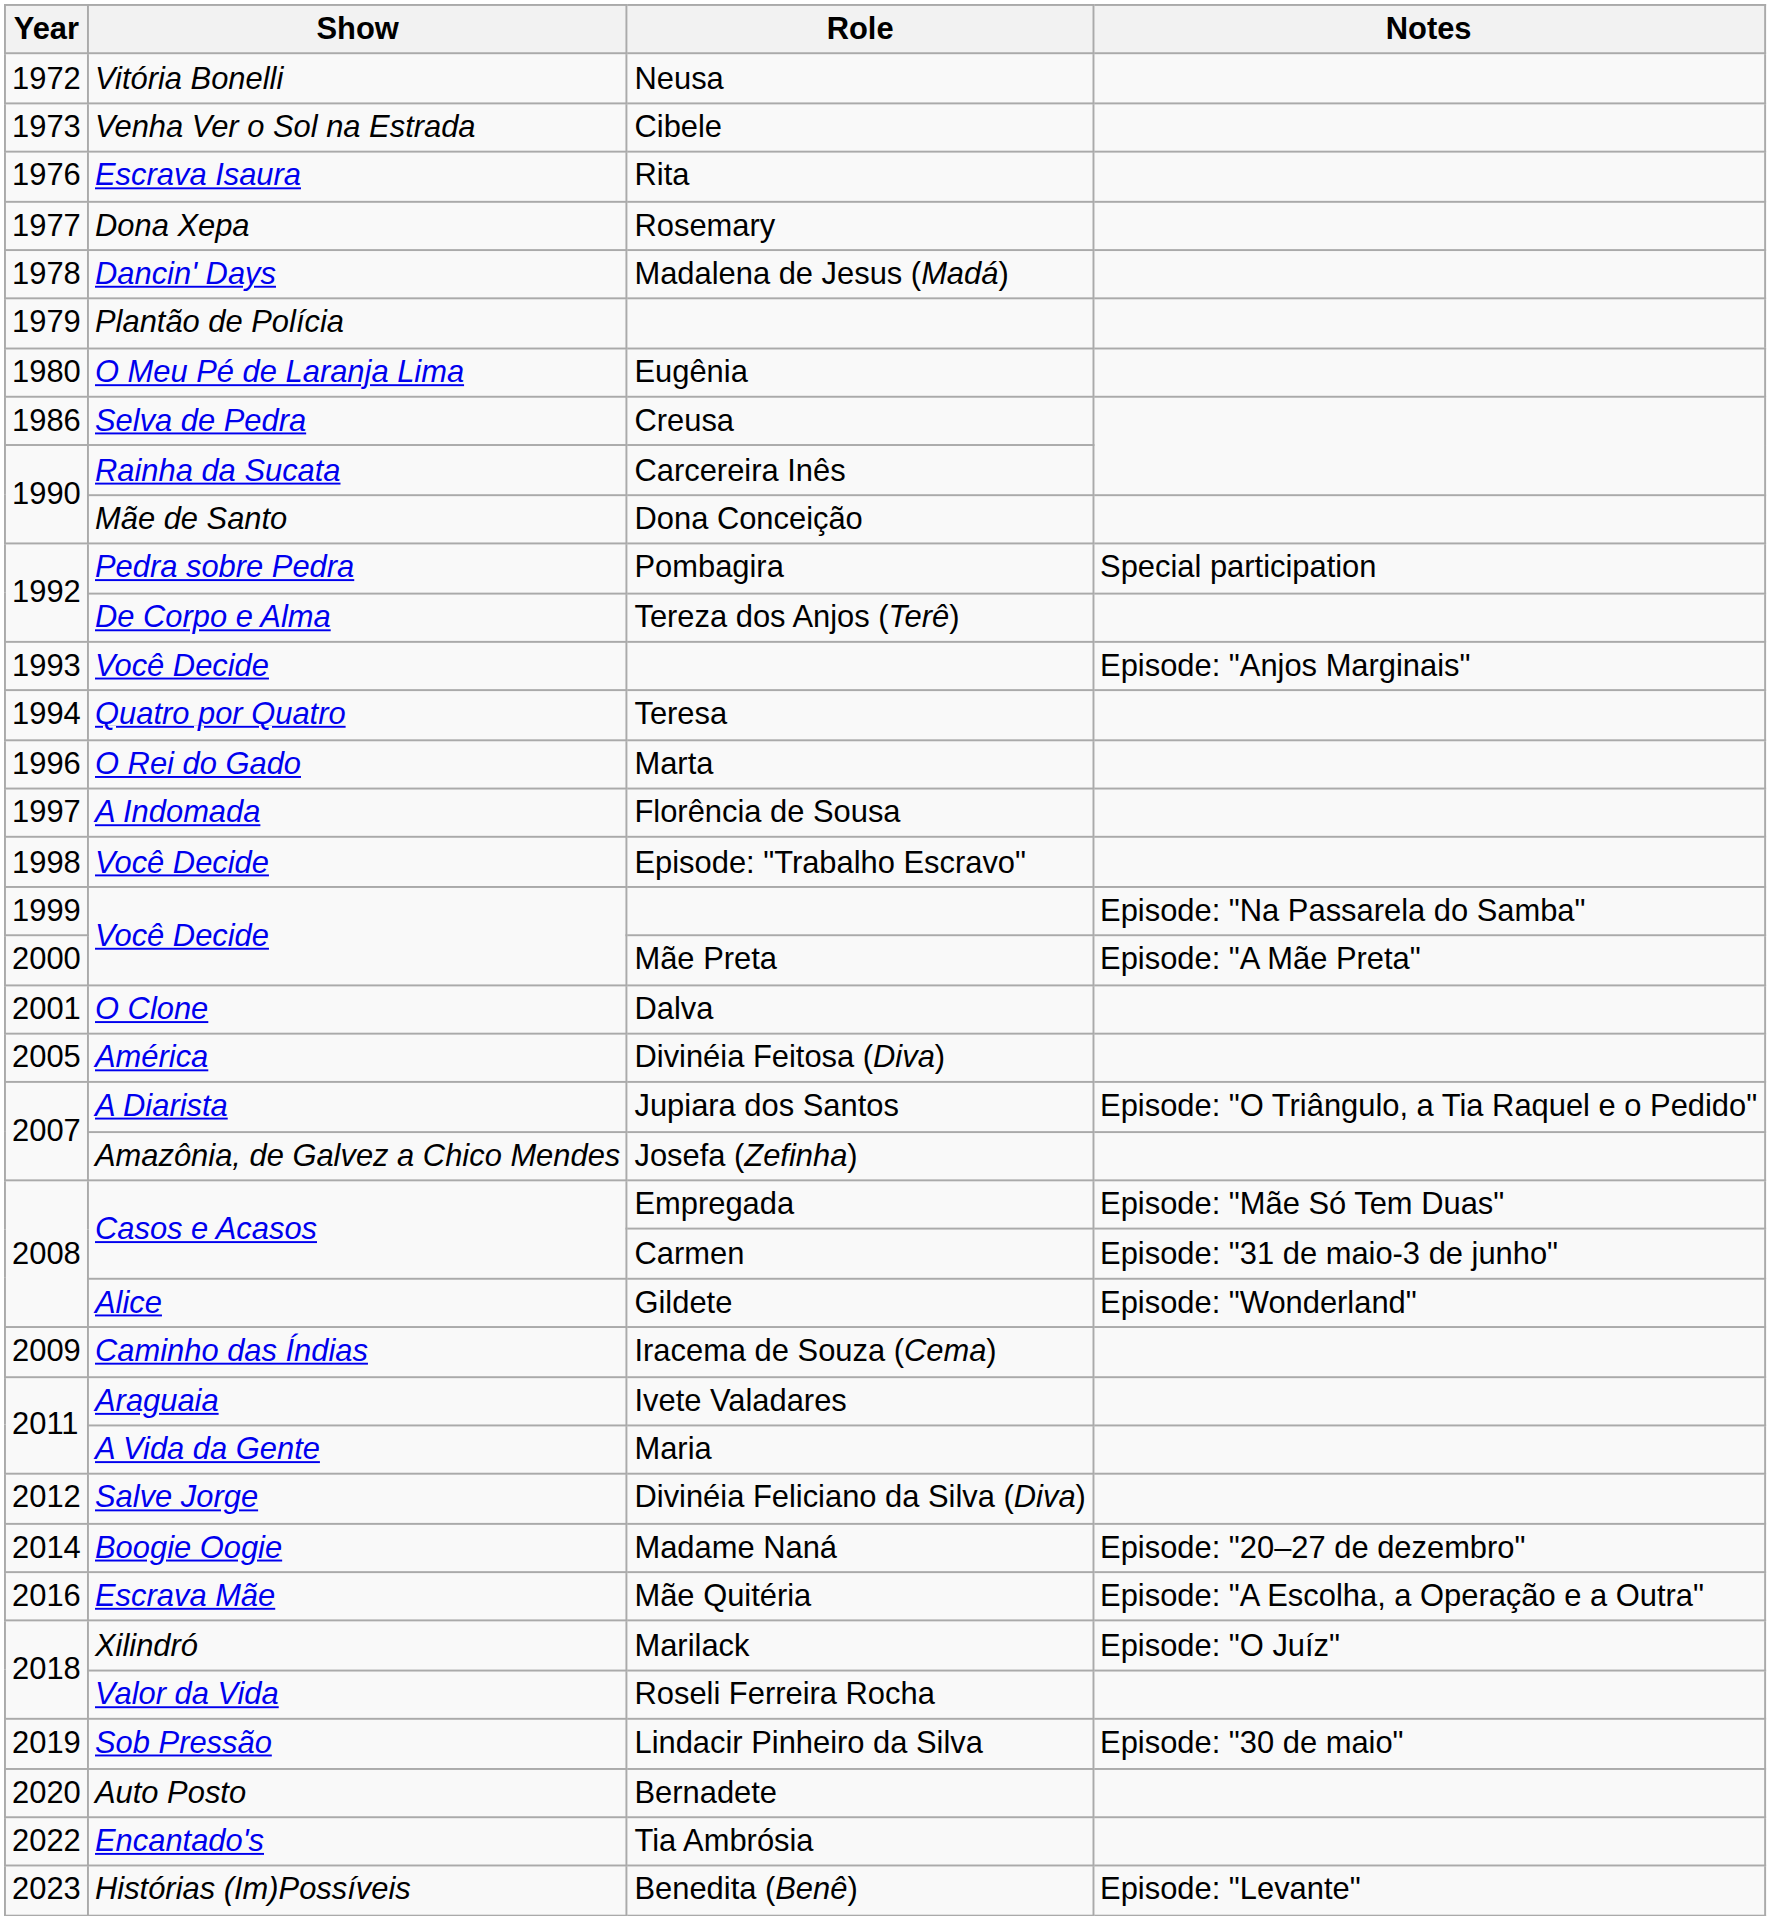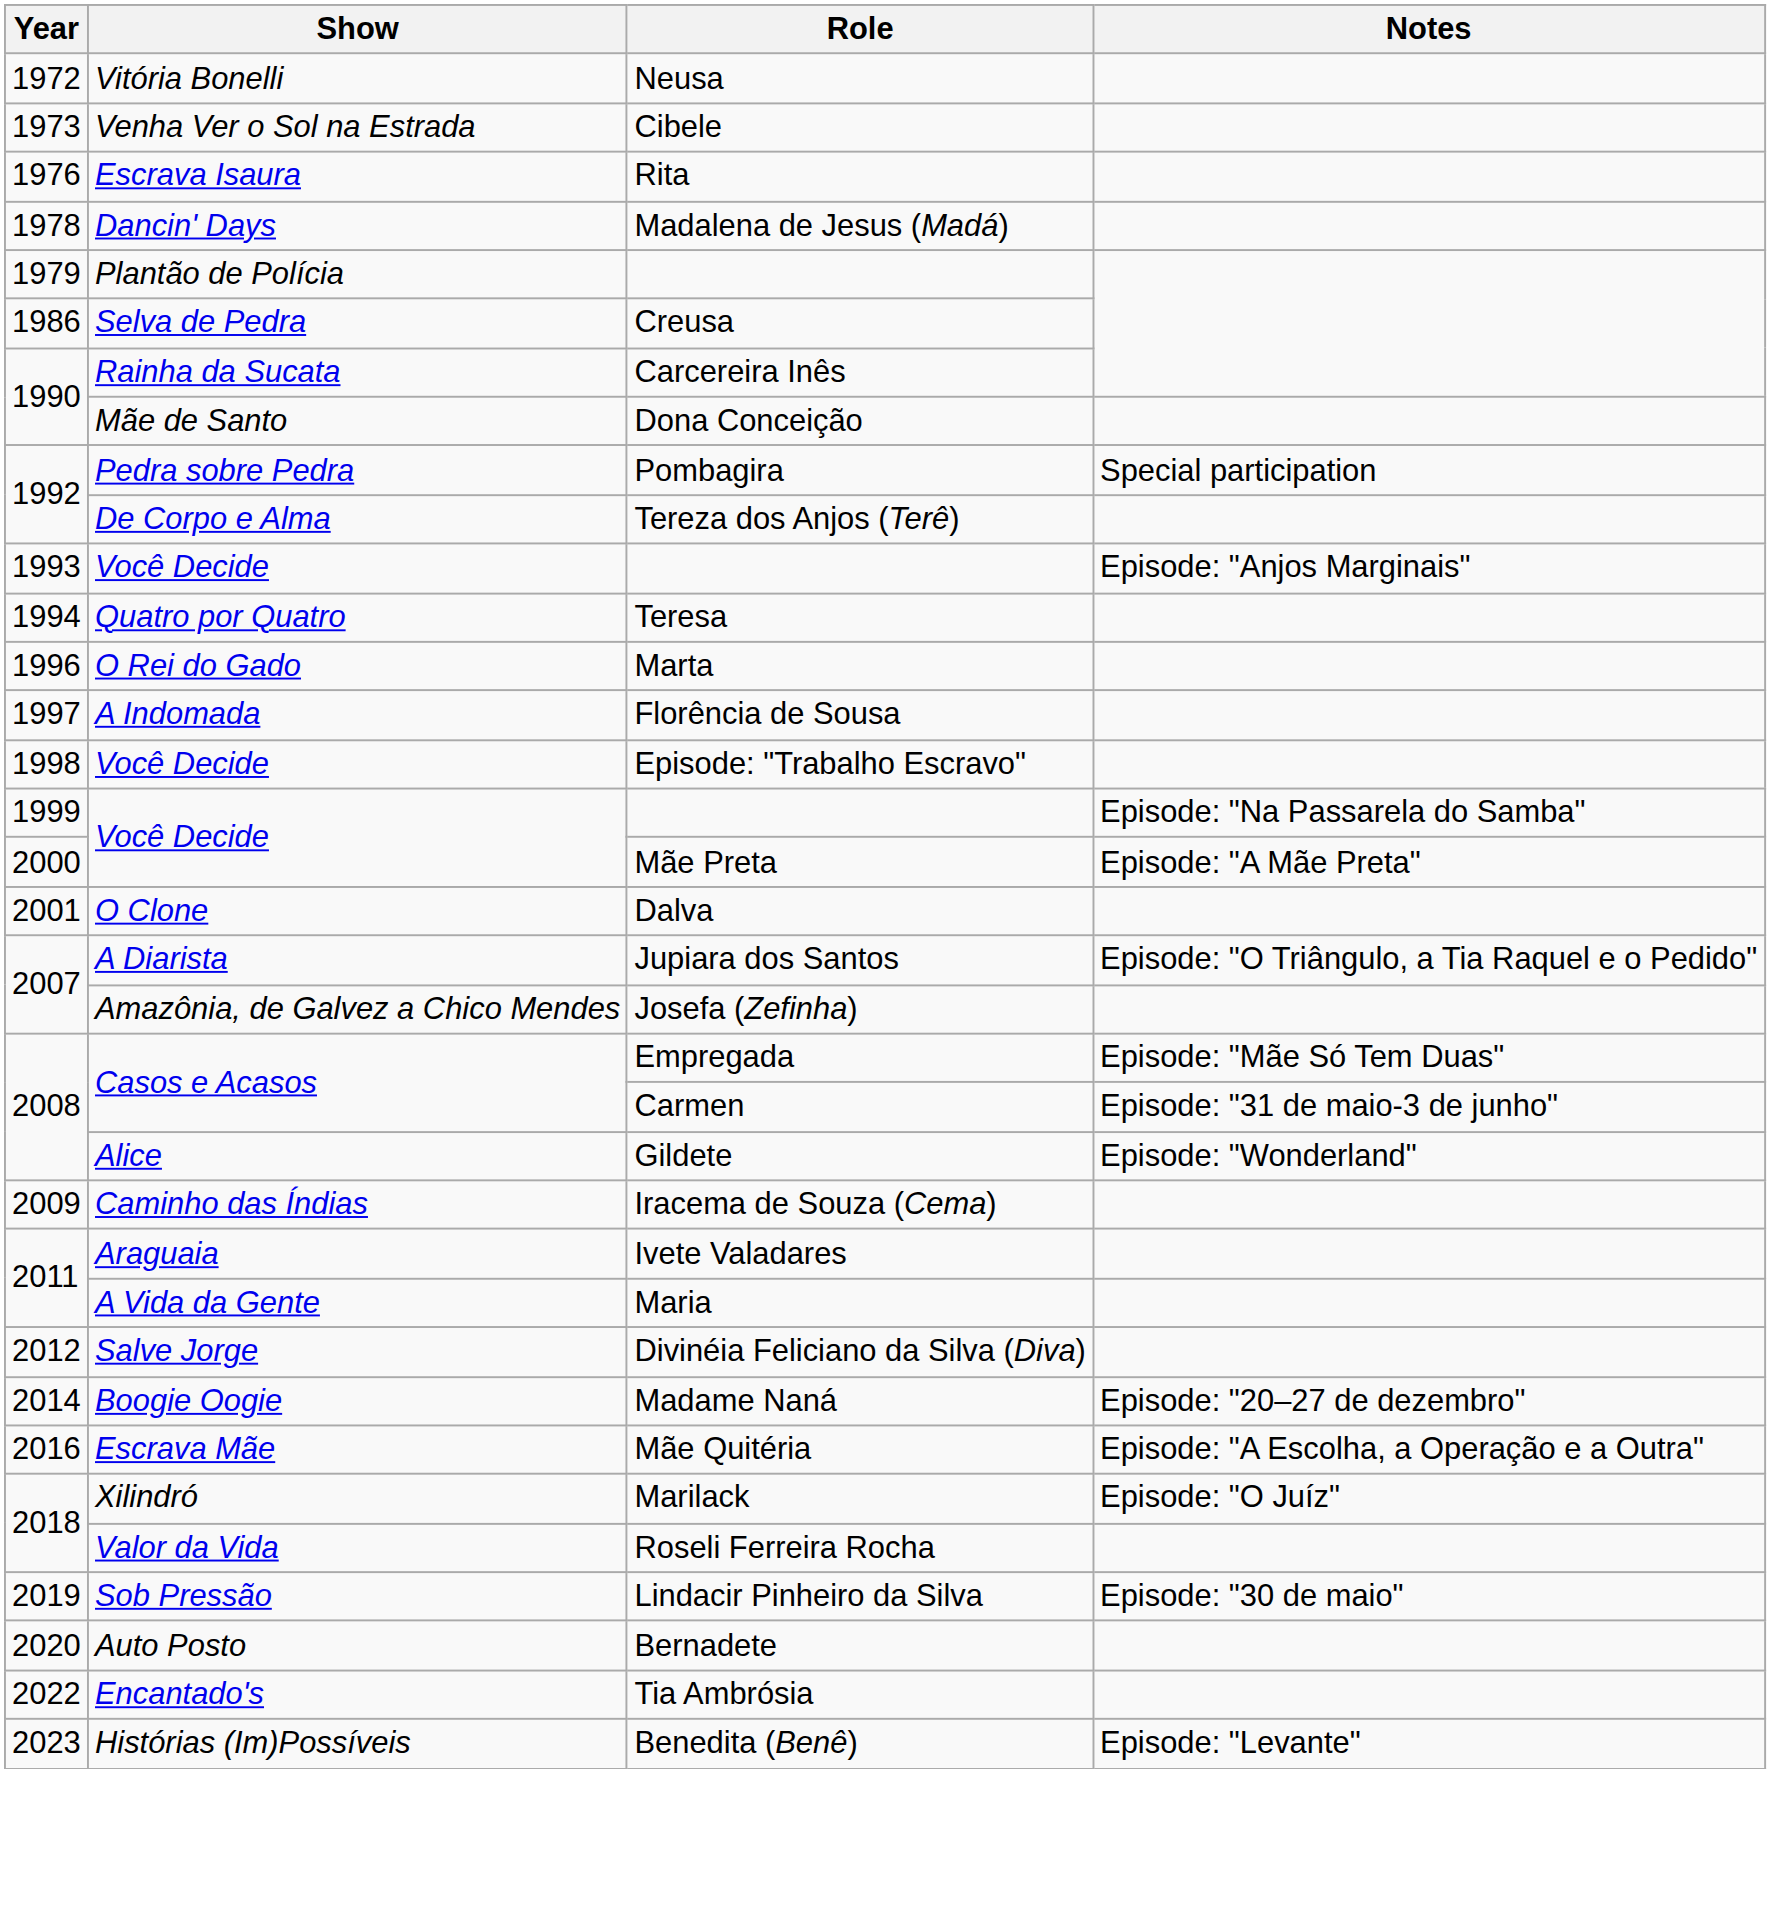- row: (46, 224)
- row: (46, 371)
- row: (46, 1057)
